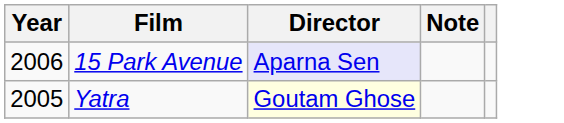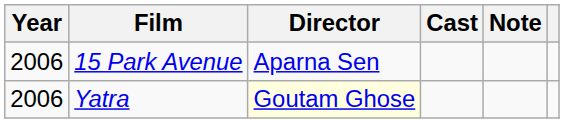+ column: (452, 23)
(317, 61) lavender background -> (317, 61) no background
(37, 99) 2005 -> (37, 99) 2006
